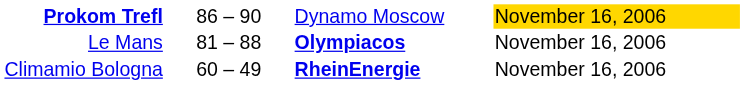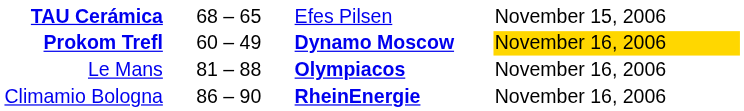+ row: (97, 16)
(229, 16) 86 – 90 -> (229, 43) 60 – 49
(369, 16) normal -> (374, 43) bold
(229, 70) 60 – 49 -> (229, 96) 86 – 90
